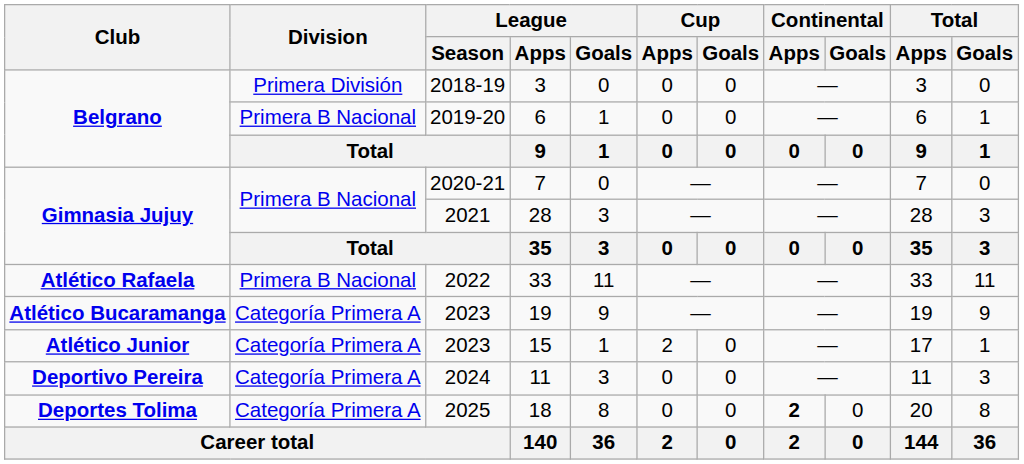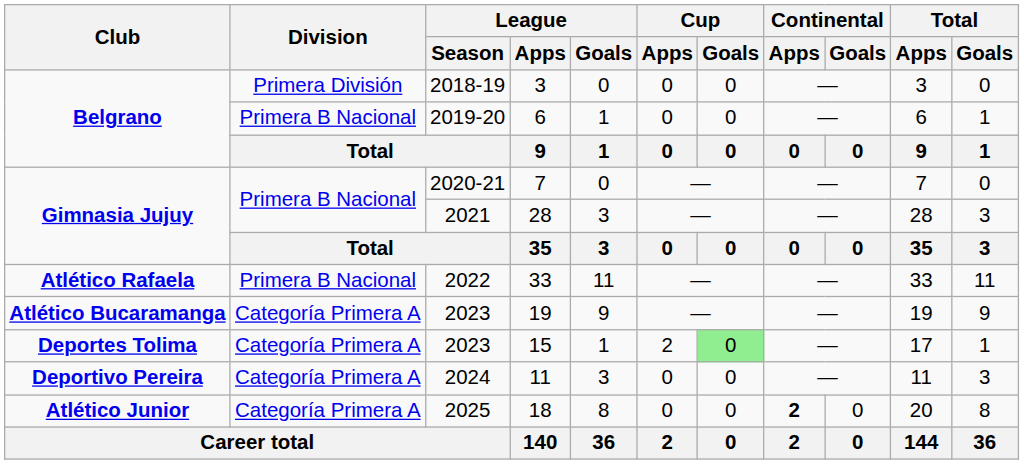(117, 345) Atlético Junior -> (117, 345) Deportes Tolima
(731, 345) no background -> (731, 345) lightgreen background
(117, 410) Deportes Tolima -> (117, 410) Atlético Junior
